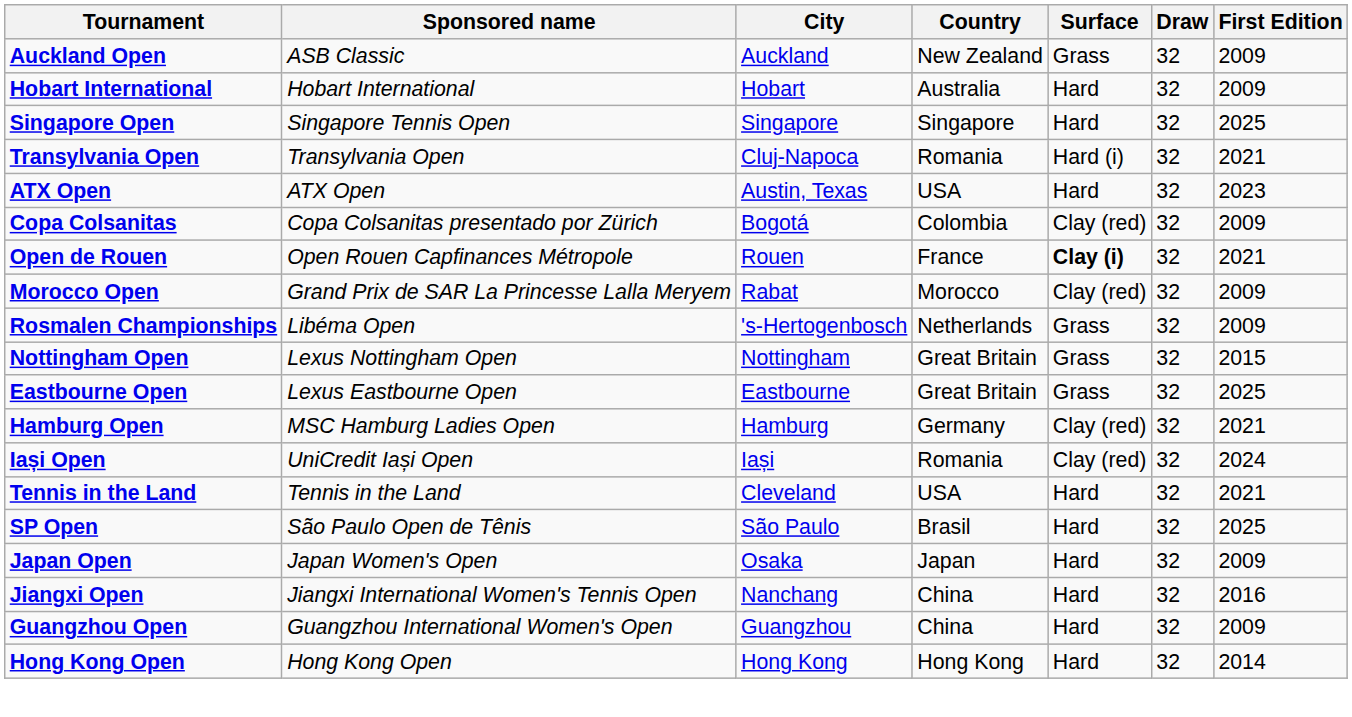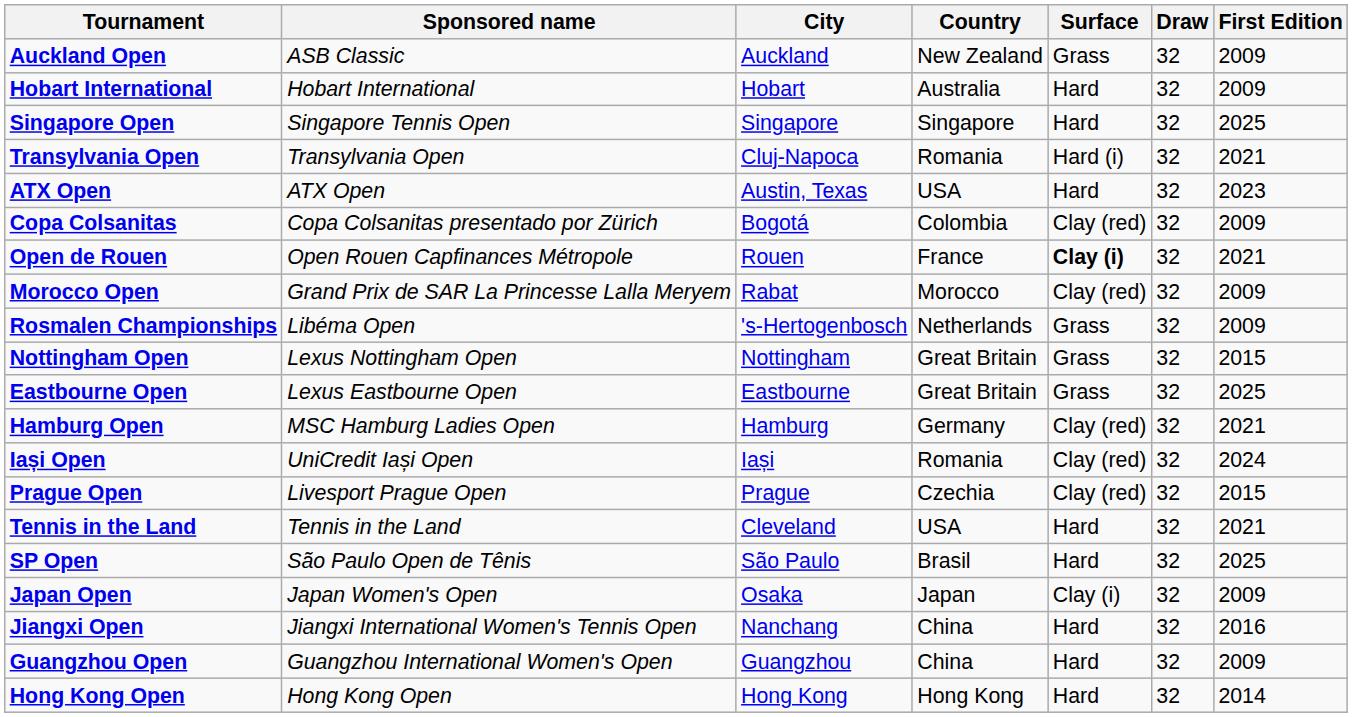+ row: (76, 493)
(1076, 561) Hard -> (1087, 594) Clay (i)
